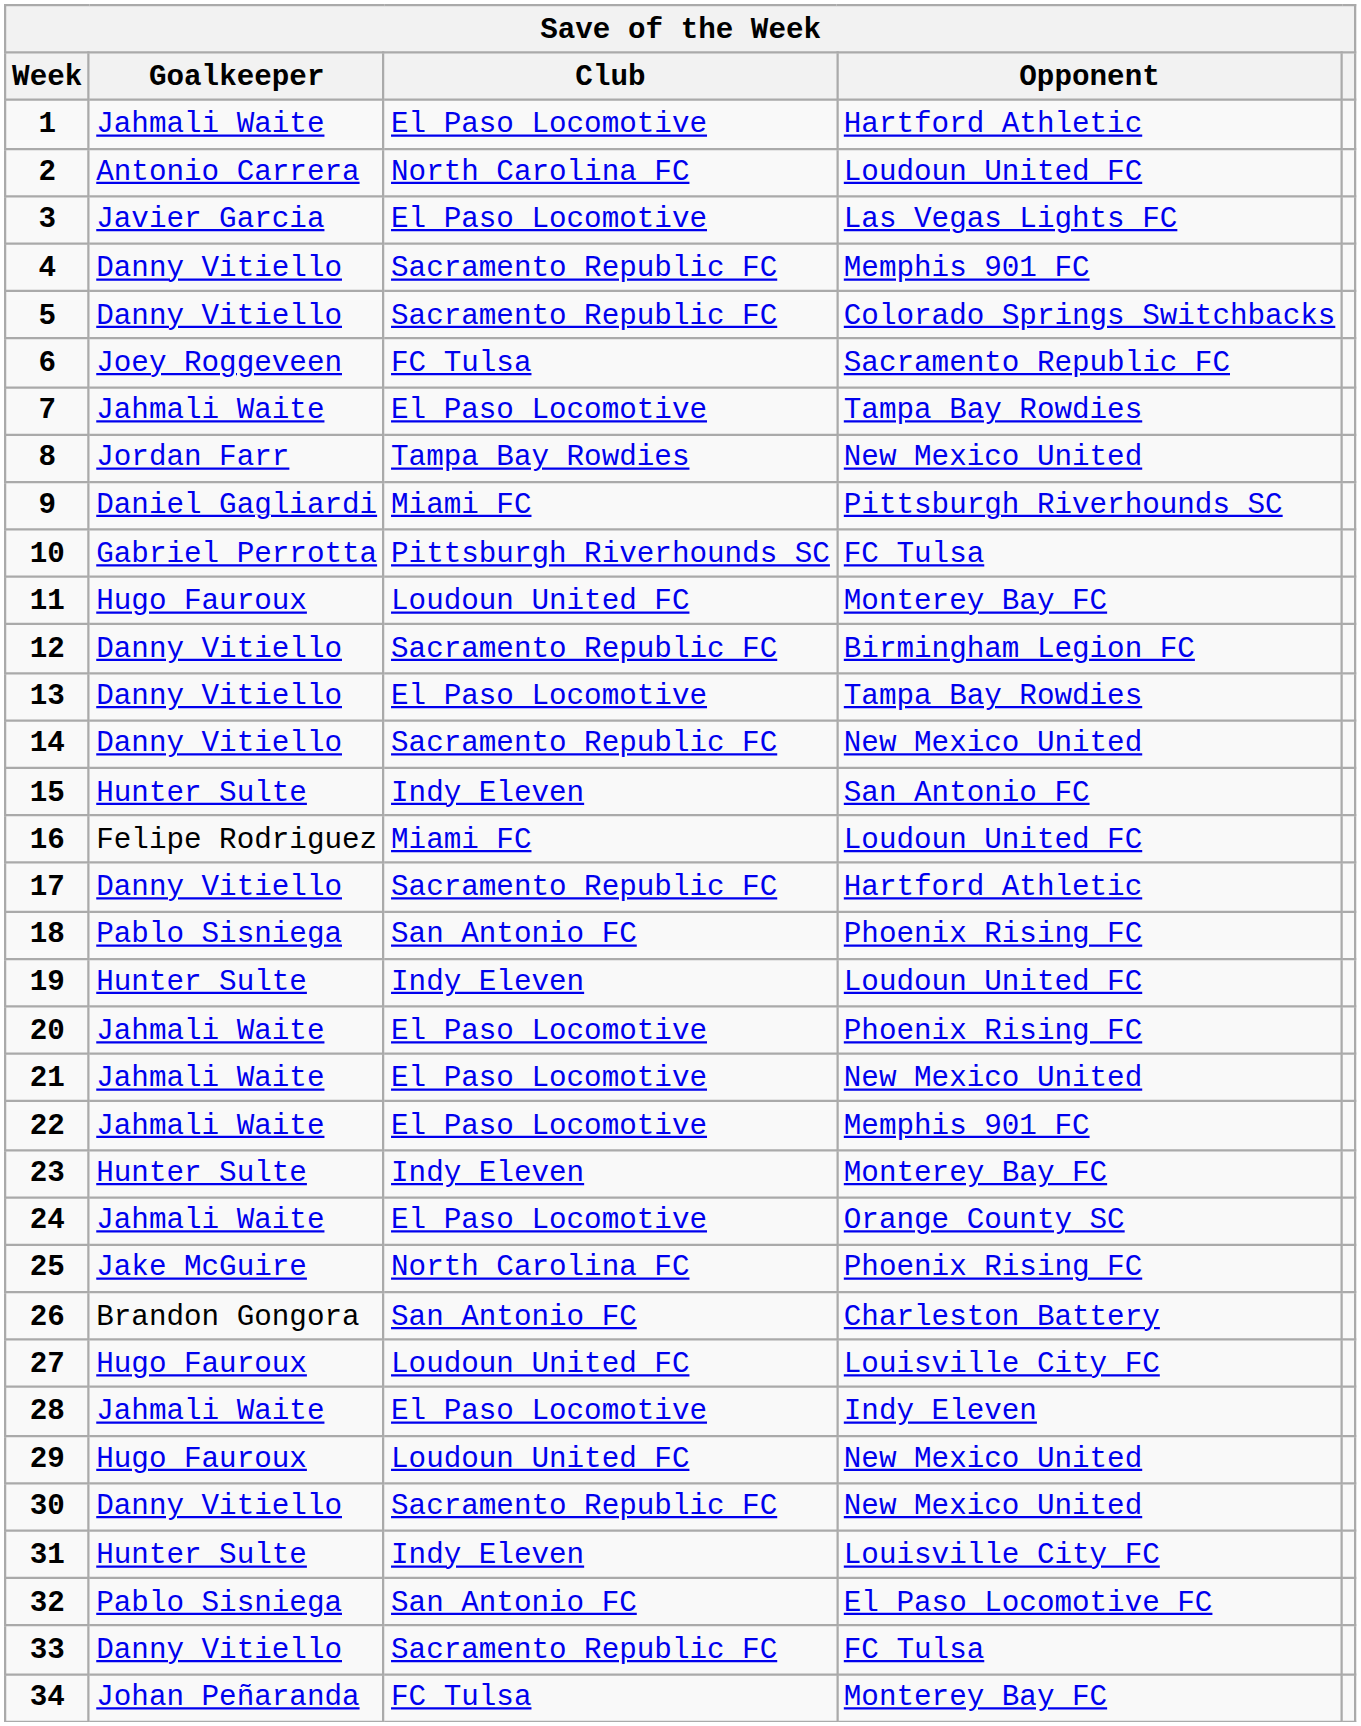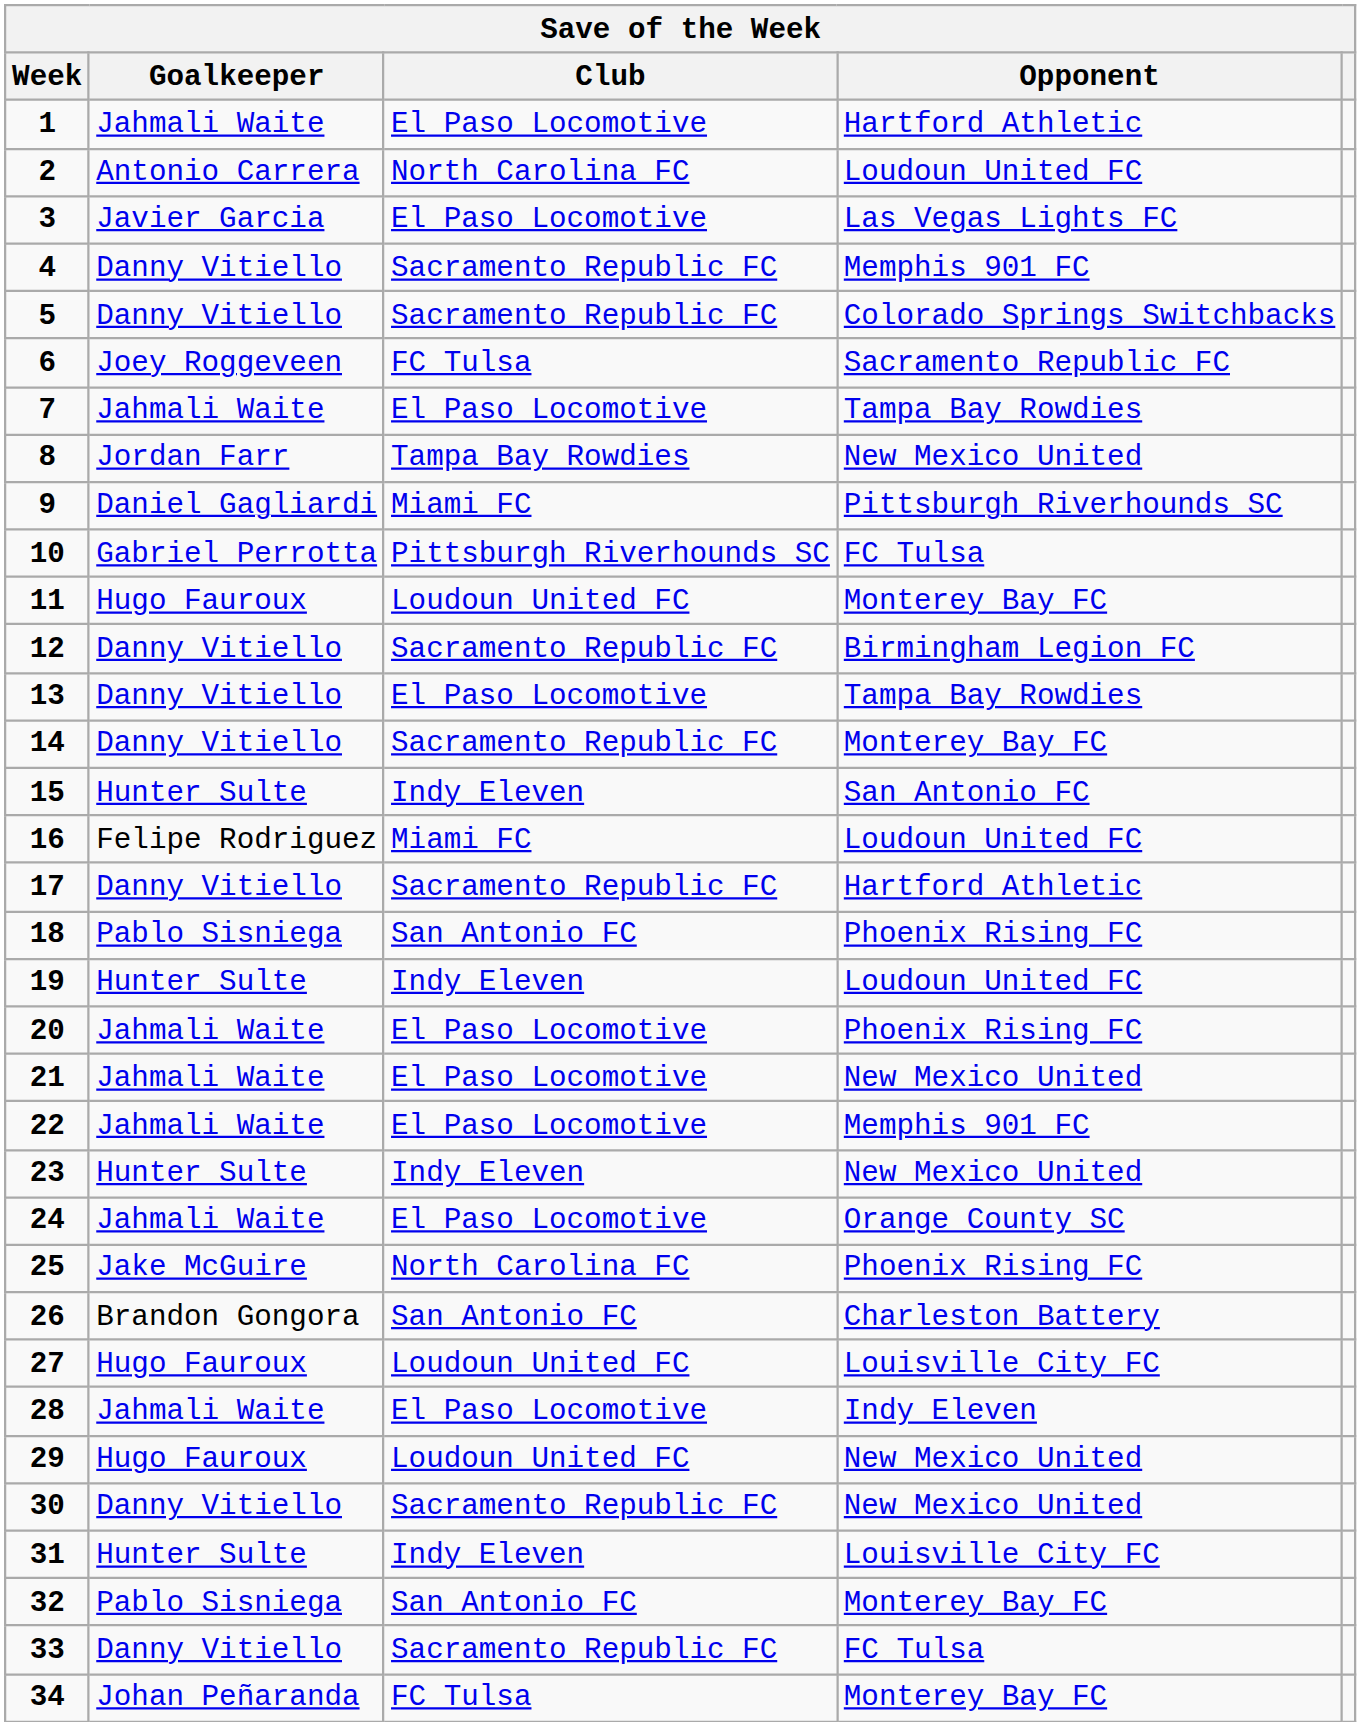(993, 744) New Mexico United -> (975, 744) Monterey Bay FC
(975, 1173) Monterey Bay FC -> (993, 1173) New Mexico United
(1028, 1602) El Paso Locomotive FC -> (975, 1602) Monterey Bay FC
